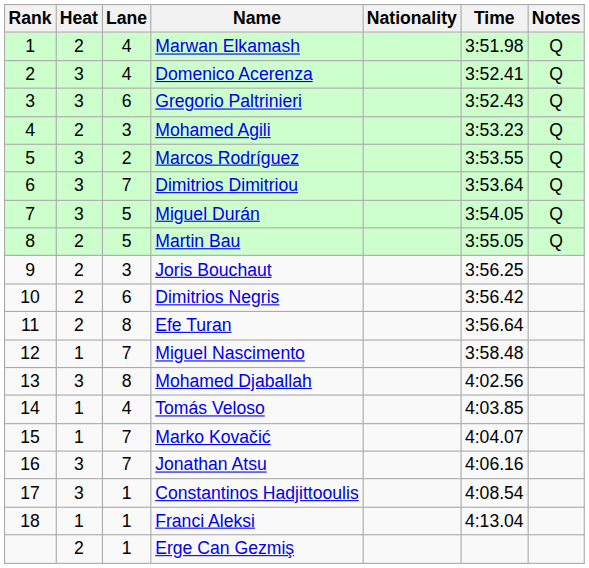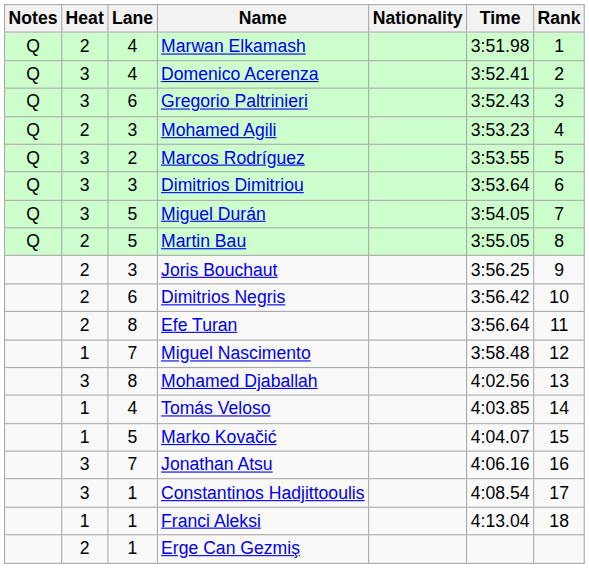columns swapped: (30, 18) <-> (556, 18)
(127, 185) 7 -> (132, 185) 3
(127, 437) 7 -> (132, 437) 5
